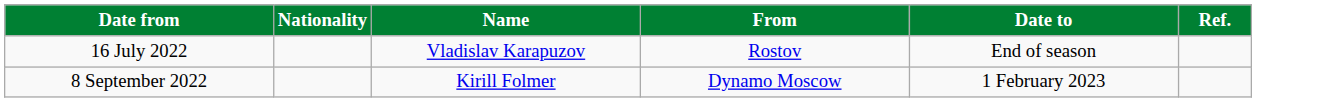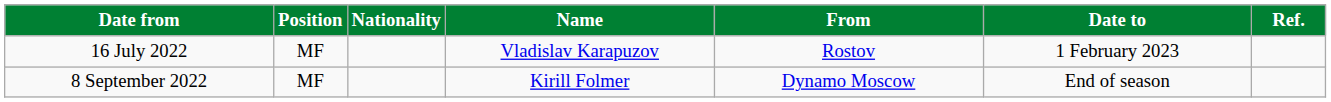+ column: (310, 20)
(1044, 51) End of season -> (1117, 51) 1 February 2023
(1044, 82) 1 February 2023 -> (1117, 82) End of season
